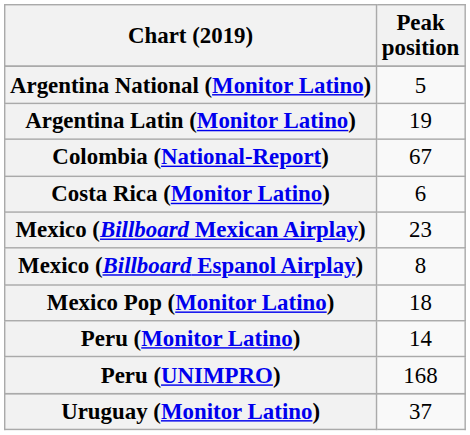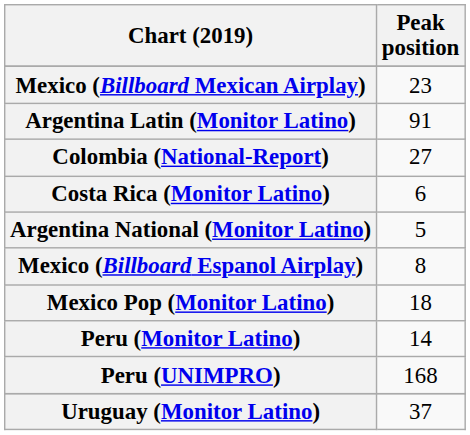rows swapped: (191, 84) <-> (191, 229)
(421, 120) 19 -> (421, 120) 91
(421, 157) 67 -> (421, 157) 27
